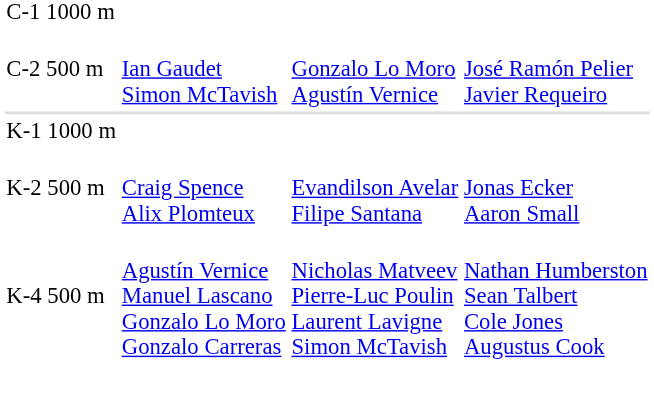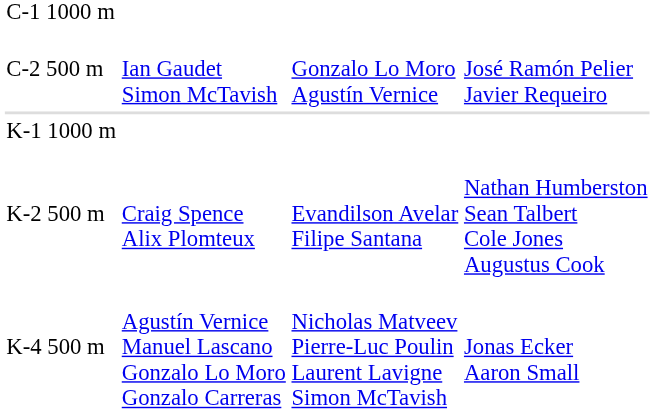(522, 200) Jonas Ecker Aaron Small -> (556, 226) Nathan Humberston Sean Talbert Cole Jones Augustus Cook
(556, 308) Nathan Humberston Sean Talbert Cole Jones Augustus Cook -> (522, 359) Jonas Ecker Aaron Small
